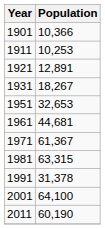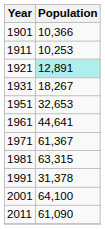(56, 68) no background -> (56, 68) paleturquoise background
(56, 123) 44,681 -> (56, 123) 44,641
(56, 214) 60,190 -> (56, 214) 61,090
